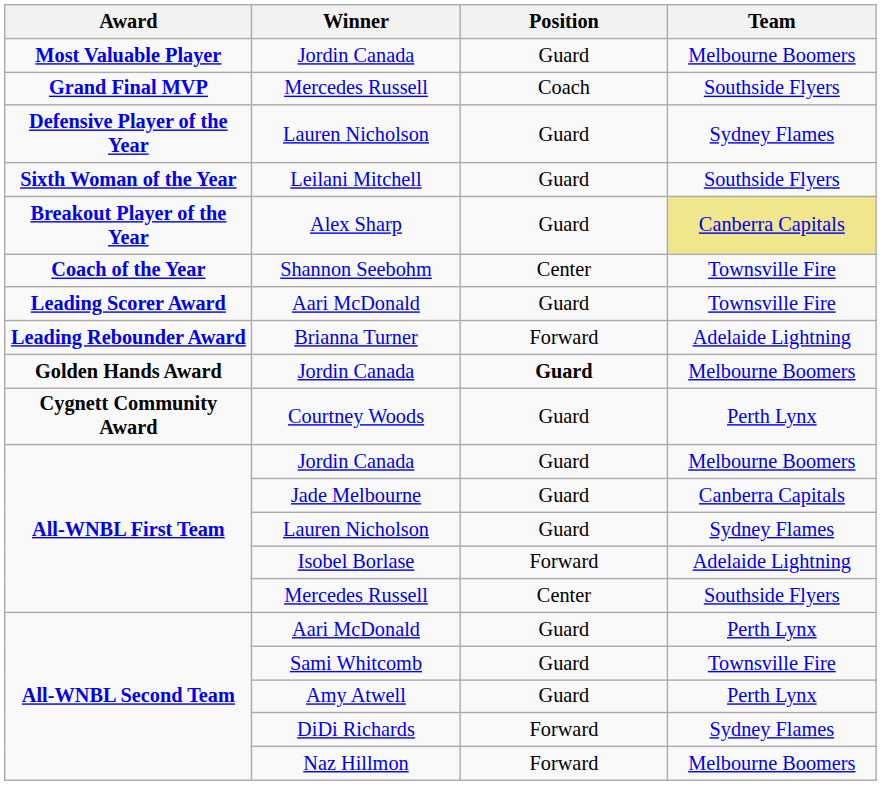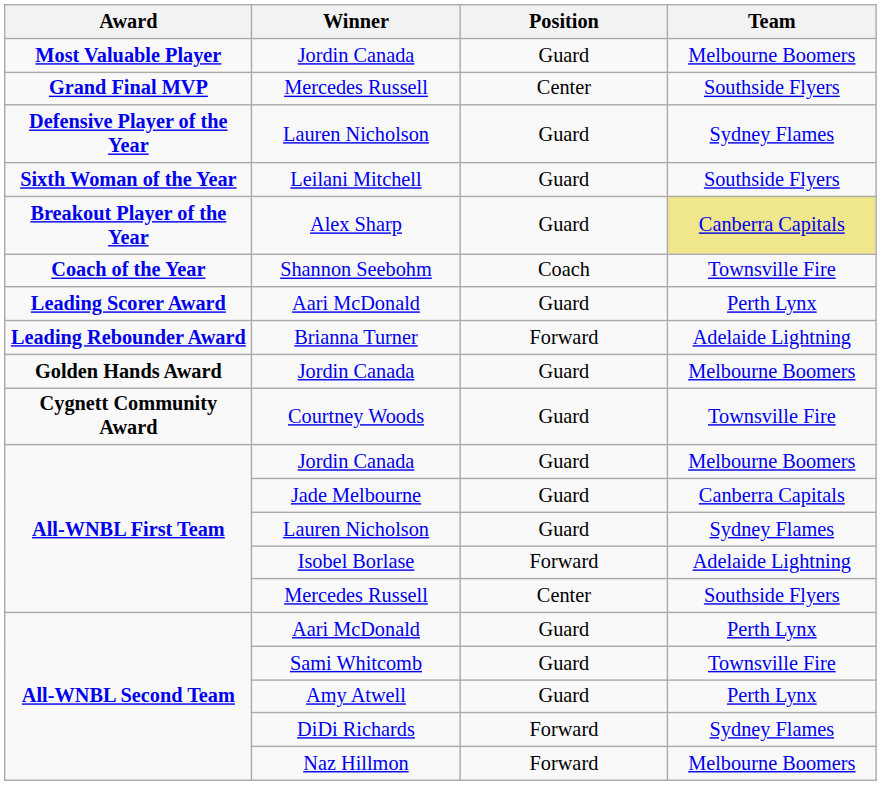(564, 88) Coach -> (564, 88) Center
(564, 270) Center -> (564, 270) Coach
(772, 303) Townsville Fire -> (772, 303) Perth Lynx
(564, 370) bold -> (564, 370) normal
(772, 416) Perth Lynx -> (772, 416) Townsville Fire
